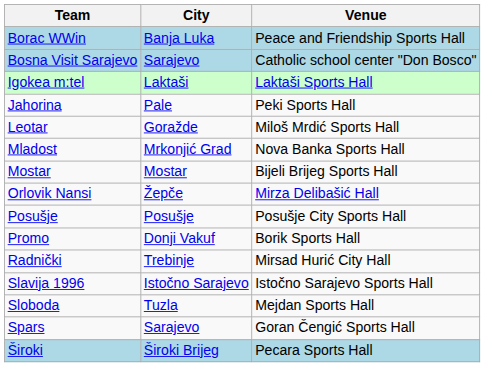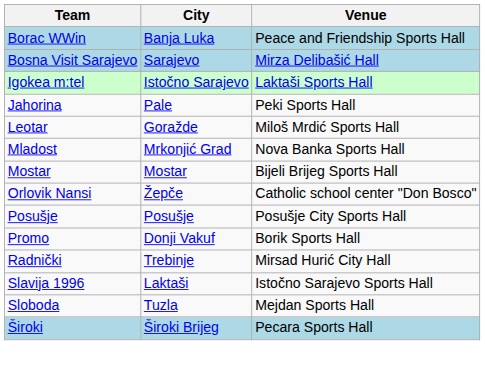(366, 60) Catholic school center "Don Bosco" -> (317, 60) Mirza Delibašić Hall
(166, 82) Laktaši -> (196, 82) Istočno Sarajevo
(317, 194) Mirza Delibašić Hall -> (366, 194) Catholic school center "Don Bosco"
(196, 283) Istočno Sarajevo -> (166, 283) Laktaši
- row: (26, 328)
